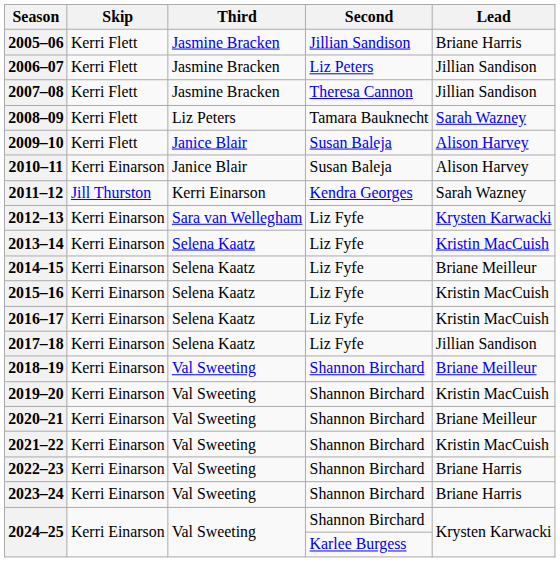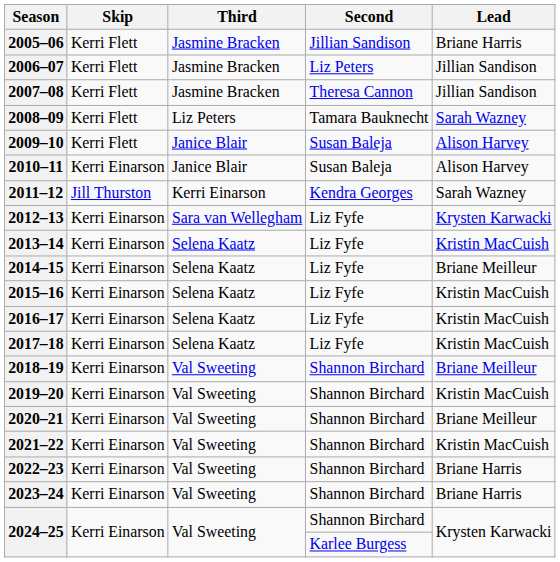(486, 343) Jillian Sandison -> (492, 343) Kristin MacCuish
